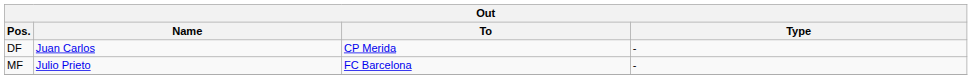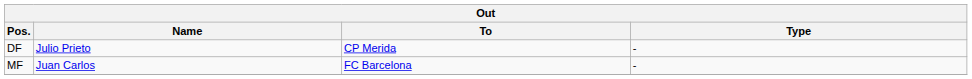(65, 49) Juan Carlos -> (63, 49) Julio Prieto
(63, 66) Julio Prieto -> (65, 66) Juan Carlos
